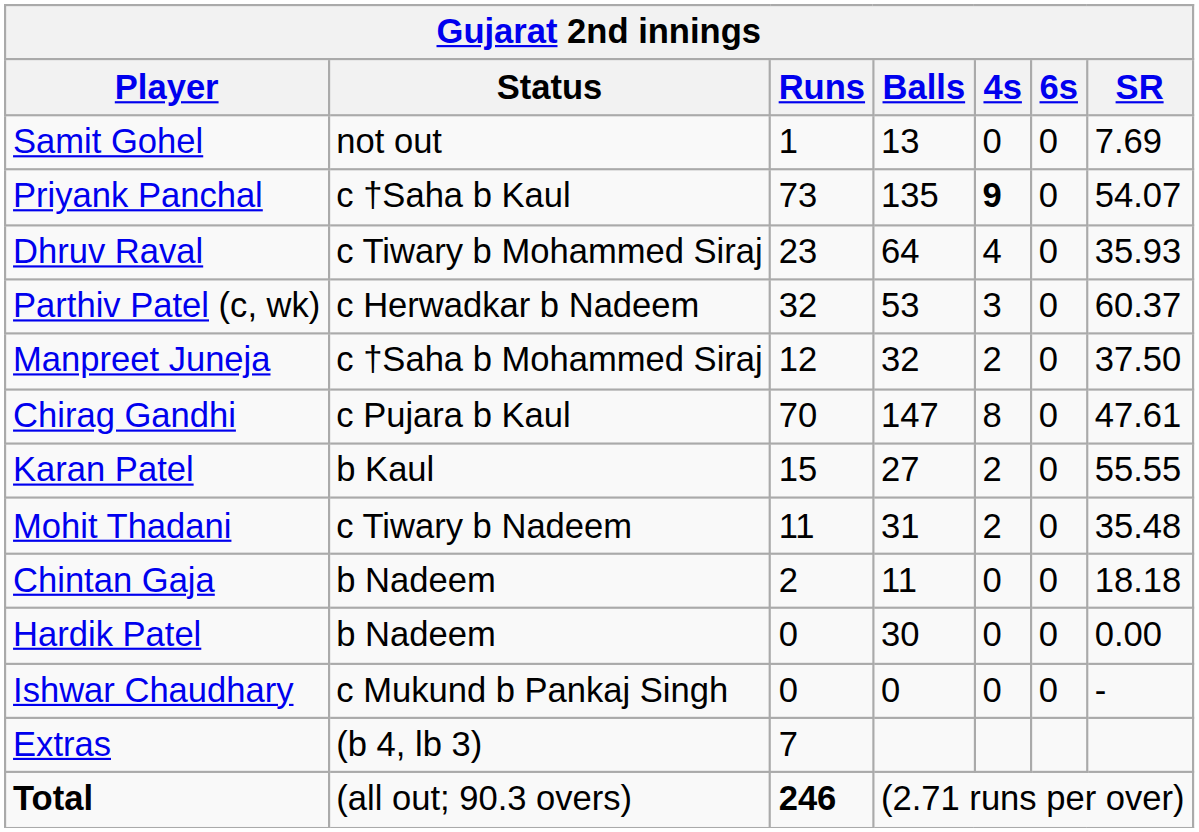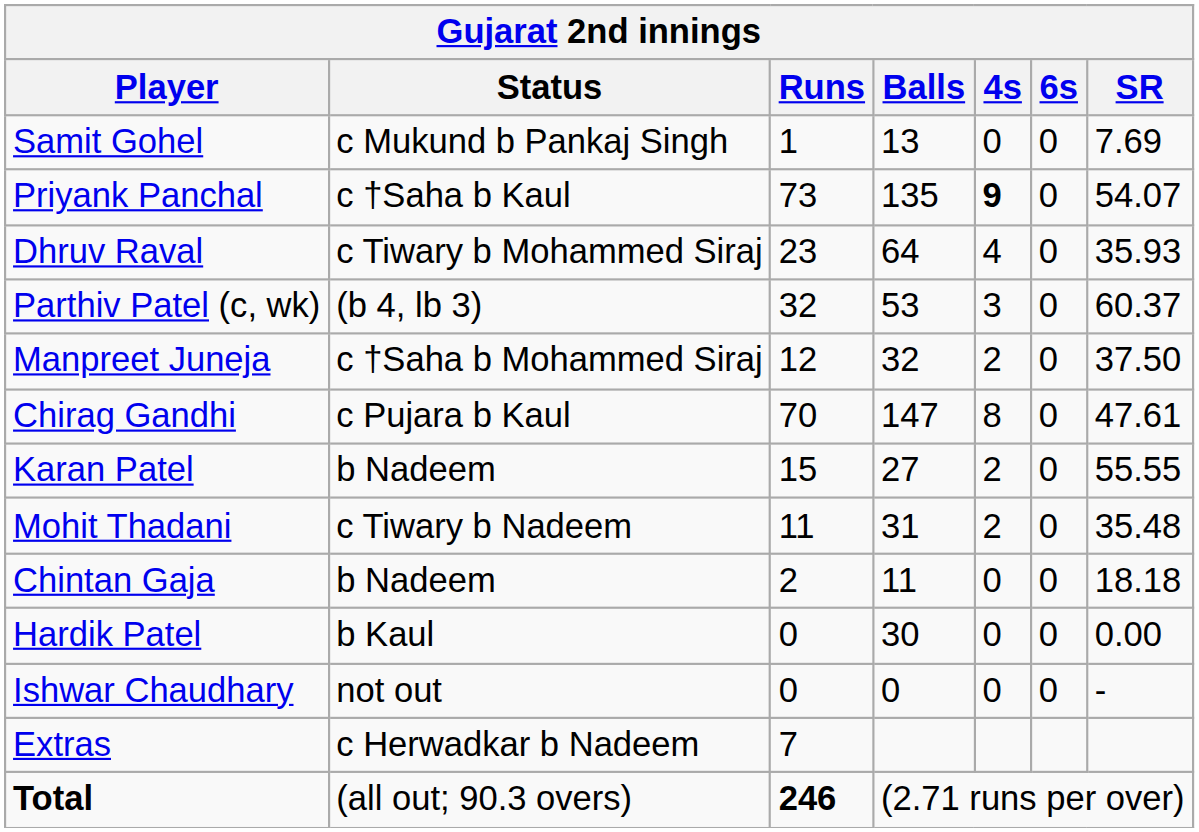(389, 141) not out -> (532, 141) c Mukund b Pankaj Singh
(518, 305) c Herwadkar b Nadeem -> (409, 305) (b 4, lb 3)
(385, 470) b Kaul -> (416, 470) b Nadeem
(416, 634) b Nadeem -> (385, 634) b Kaul
(532, 689) c Mukund b Pankaj Singh -> (389, 689) not out
(409, 744) (b 4, lb 3) -> (518, 744) c Herwadkar b Nadeem
